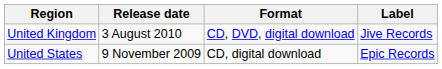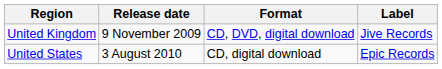(142, 34) 3 August 2010 -> (151, 34) 9 November 2009
(151, 53) 9 November 2009 -> (142, 53) 3 August 2010
